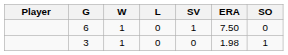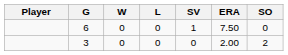(122, 27) 1 -> (122, 27) 0
(122, 43) 1 -> (122, 43) 0
(229, 43) 1.98 -> (229, 43) 2.00
(265, 43) 1 -> (265, 43) 2
